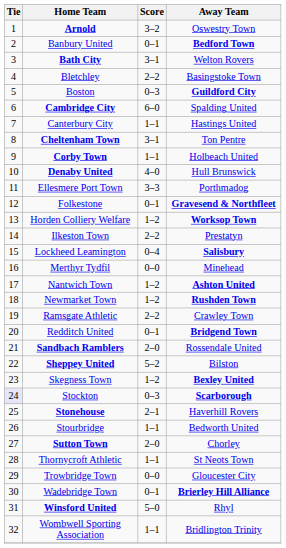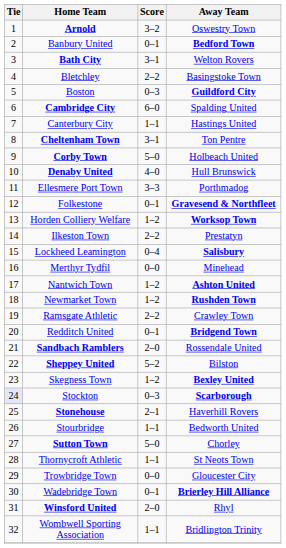(152, 156) 1–1 -> (152, 156) 5–0
(152, 444) 2–0 -> (152, 444) 5–0
(152, 508) 5–0 -> (152, 508) 2–0
